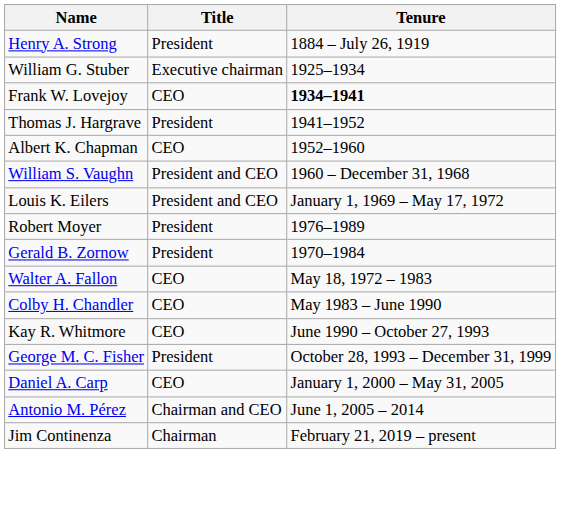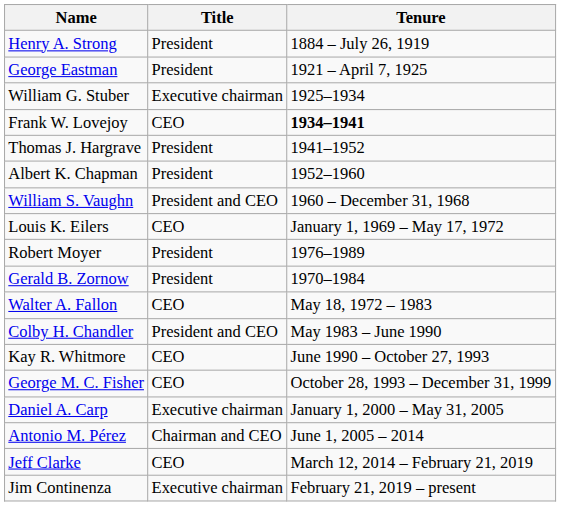+ row: (63, 69)
(168, 148) CEO -> (182, 174) President
(215, 200) President and CEO -> (168, 226) CEO
(168, 305) CEO -> (215, 331) President and CEO
(182, 357) President -> (168, 383) CEO
(168, 383) CEO -> (217, 409) Executive chairman
+ row: (45, 461)
(184, 435) Chairman -> (217, 488) Executive chairman
